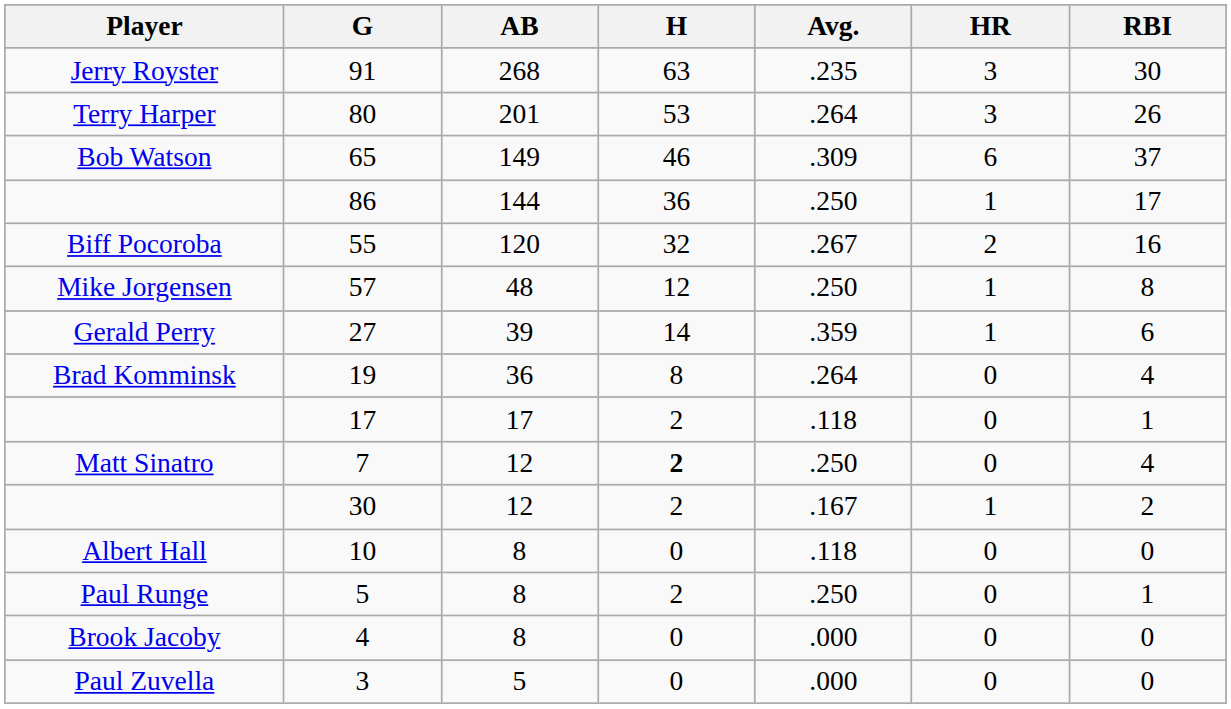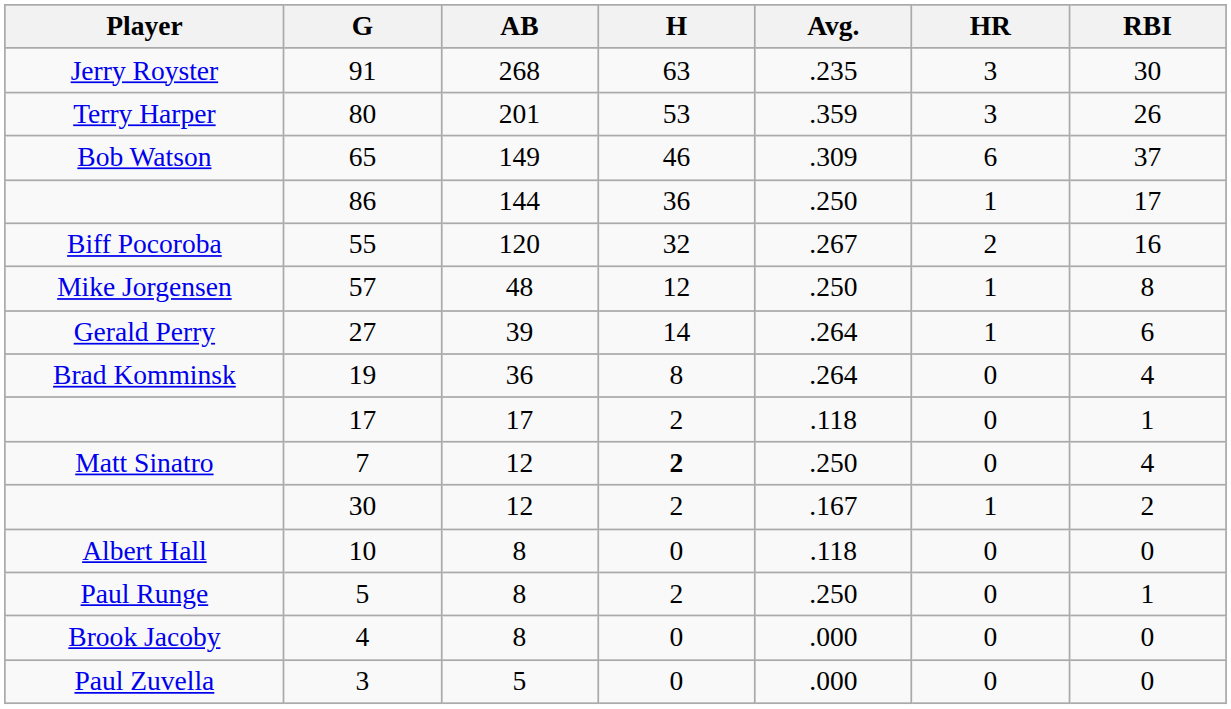(833, 113) .264 -> (833, 113) .359
(833, 331) .359 -> (833, 331) .264
